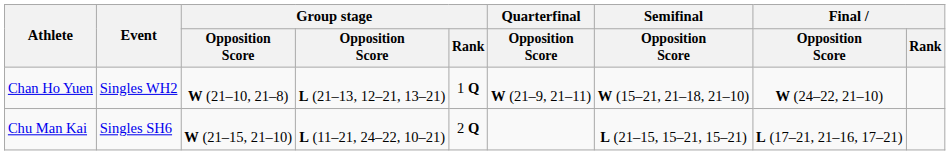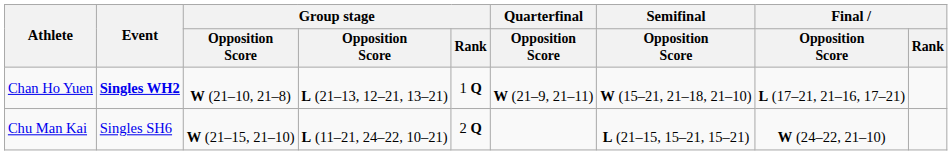(139, 88) normal -> (140, 88) bold
(829, 96) W (24–22, 21–10) -> (832, 96) L (17–21, 21–16, 17–21)
(829, 138) L (17–21, 21–16, 17–21) -> (832, 138) W (24–22, 21–10)
